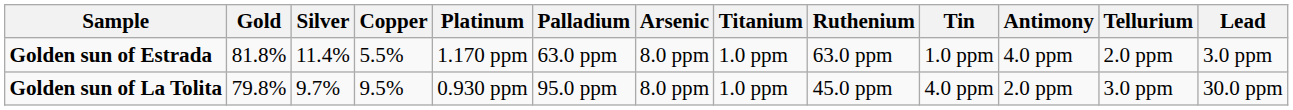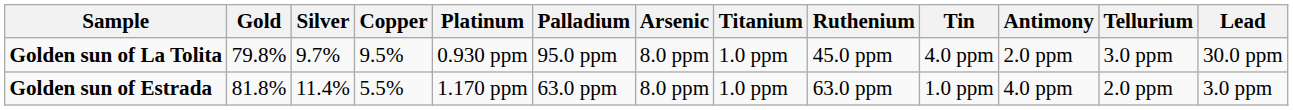rows swapped: (116, 88) <-> (111, 54)
